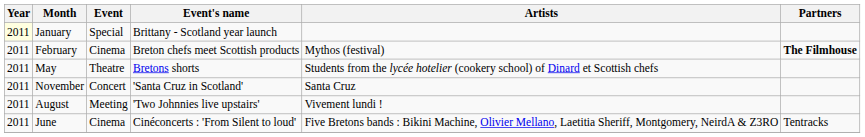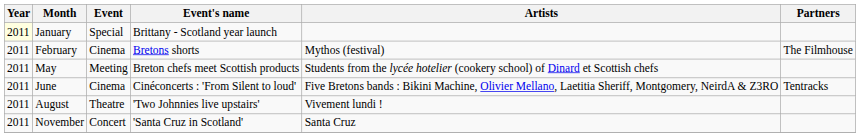(216, 50) Breton chefs meet Scottish products -> (166, 50) Bretons shorts
(820, 50) bold -> (818, 50) normal
(107, 68) Theatre -> (108, 68) Meeting
(166, 68) Bretons shorts -> (216, 68) Breton chefs meet Scottish products
rows swapped: (46, 123) <-> (60, 86)
(108, 104) Meeting -> (107, 104) Theatre
